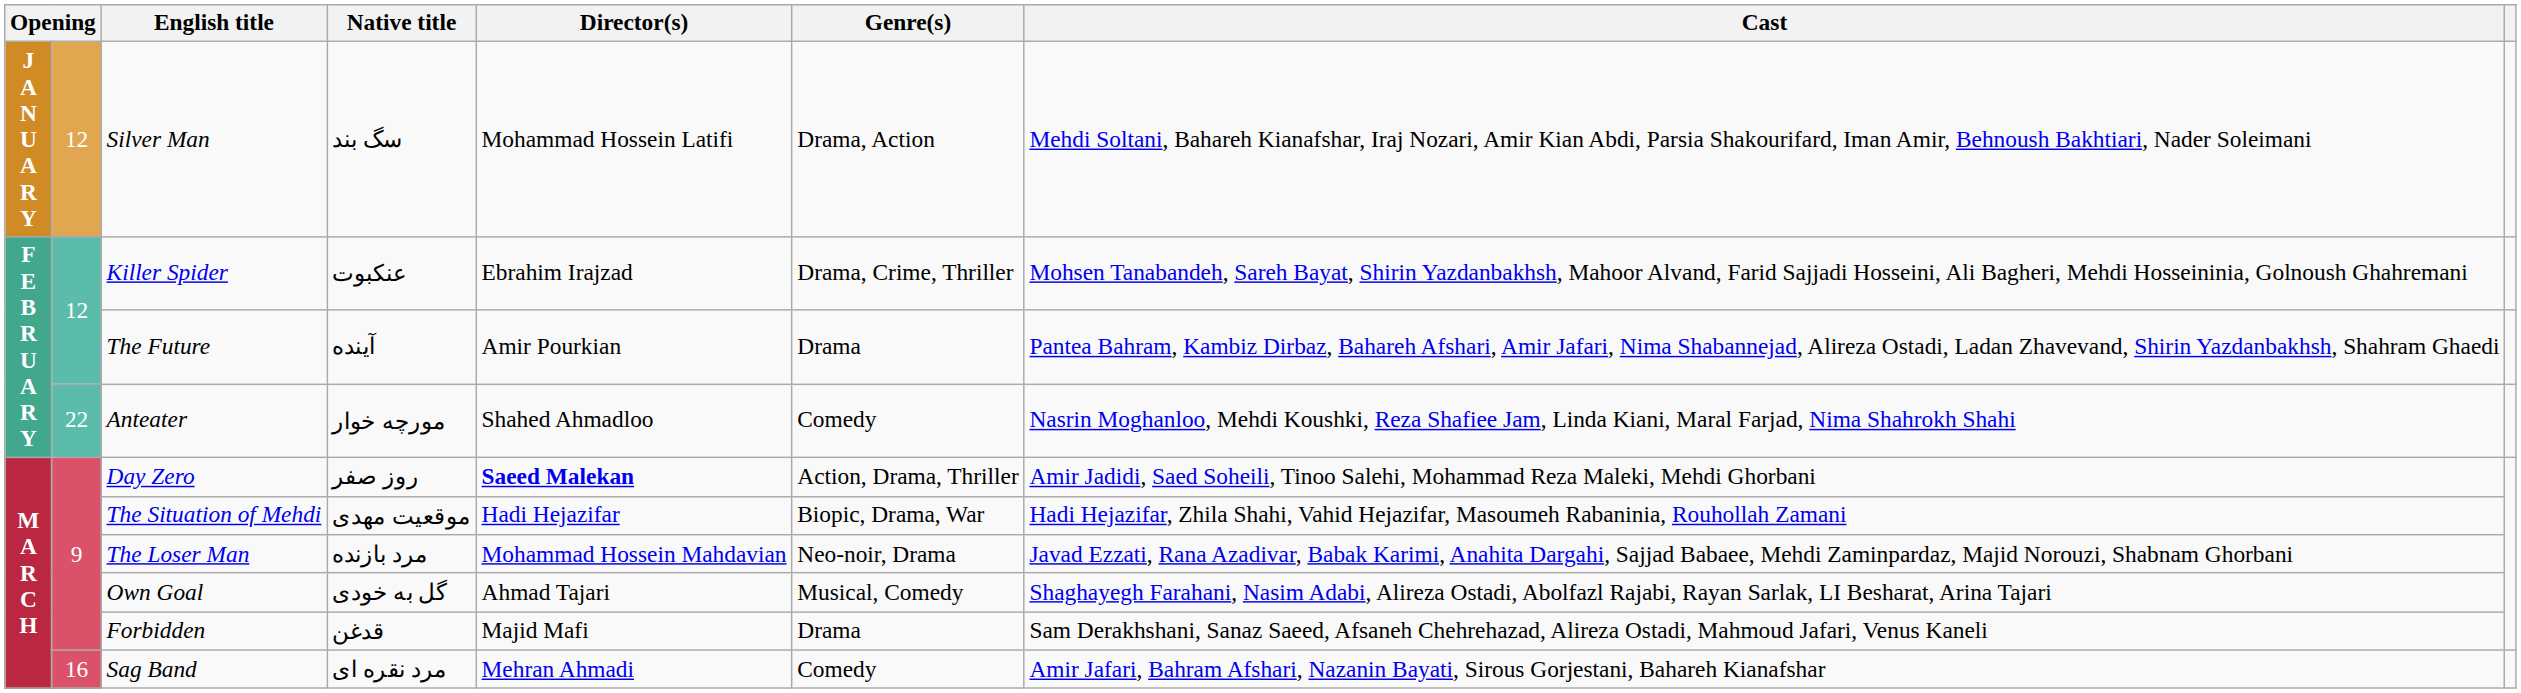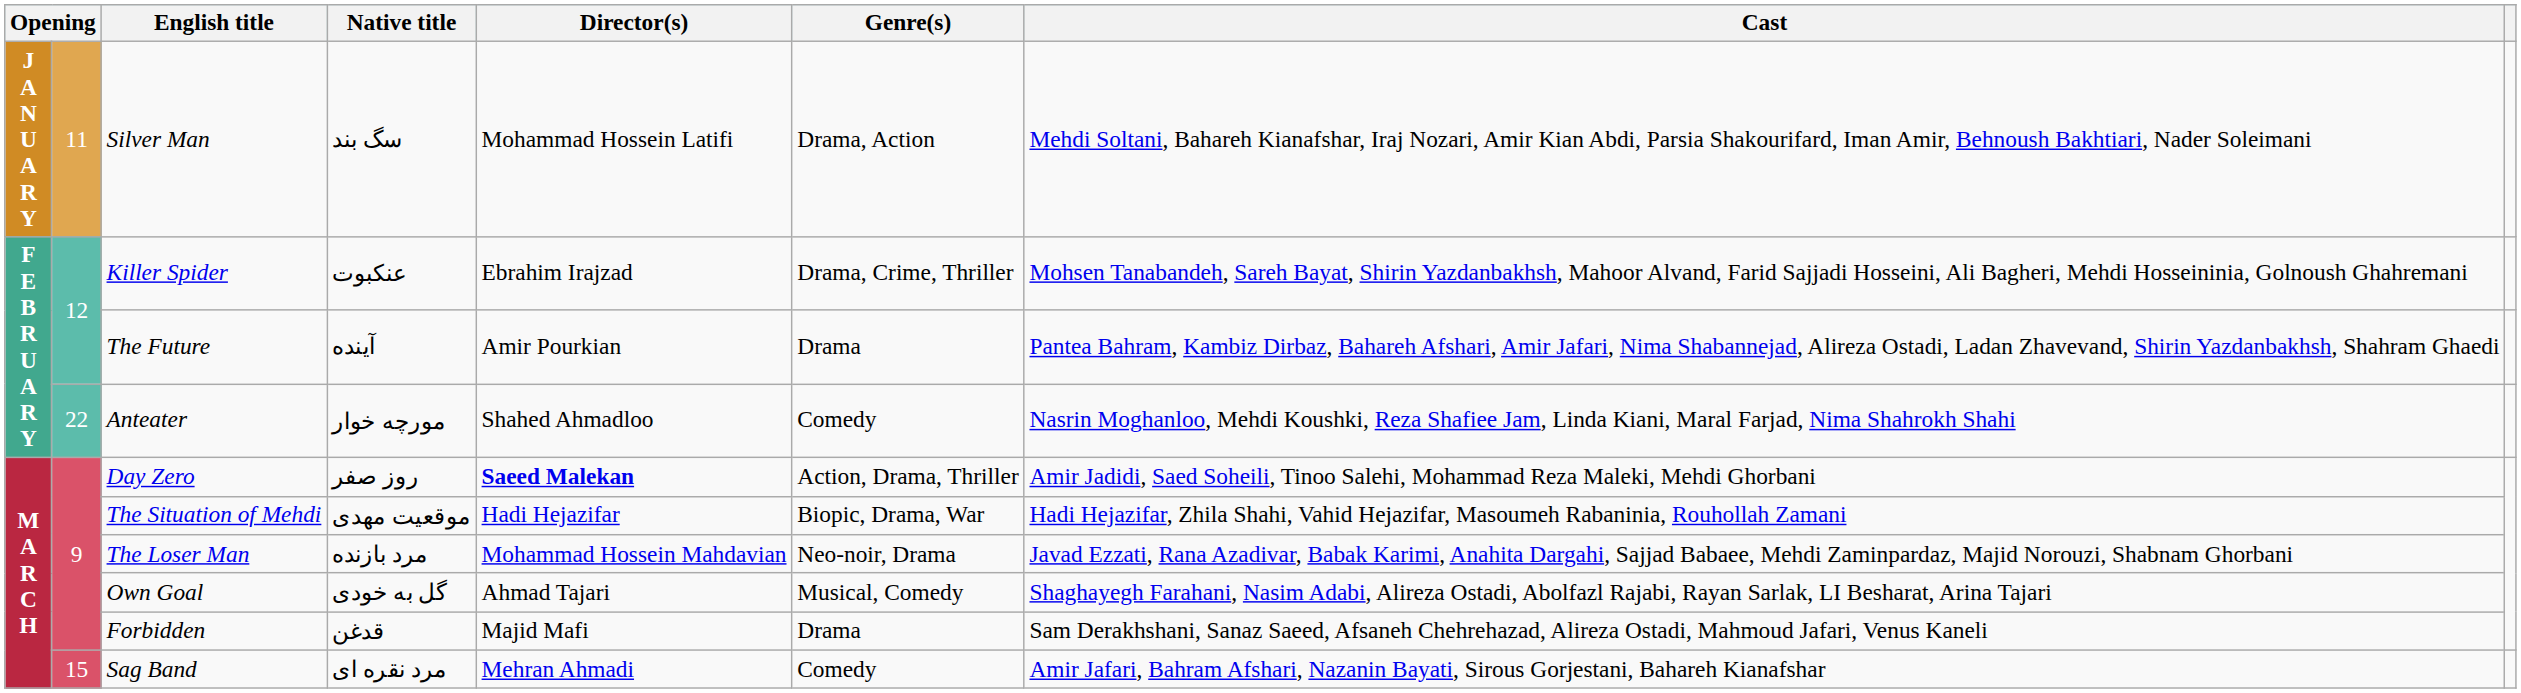(77, 138) 12 -> (77, 138) 11
(77, 669) 16 -> (77, 669) 15
